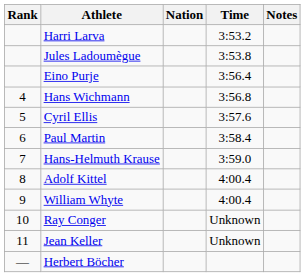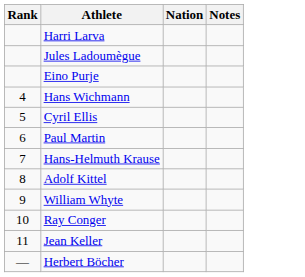- column: (235, 14)
